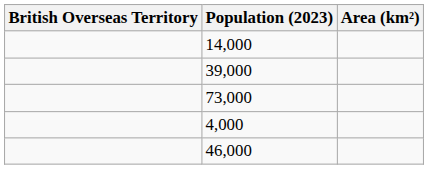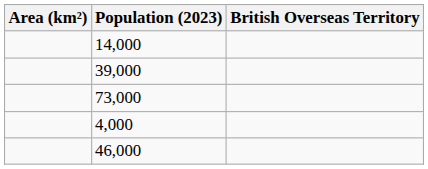columns swapped: (103, 17) <-> (380, 17)
